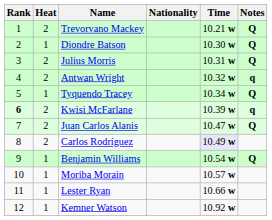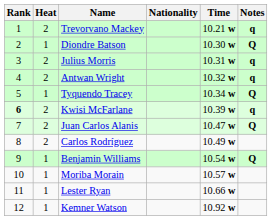(252, 28) Q -> (252, 28) q
(252, 61) Q -> (252, 61) q
(219, 142) lavender background -> (219, 142) no background
